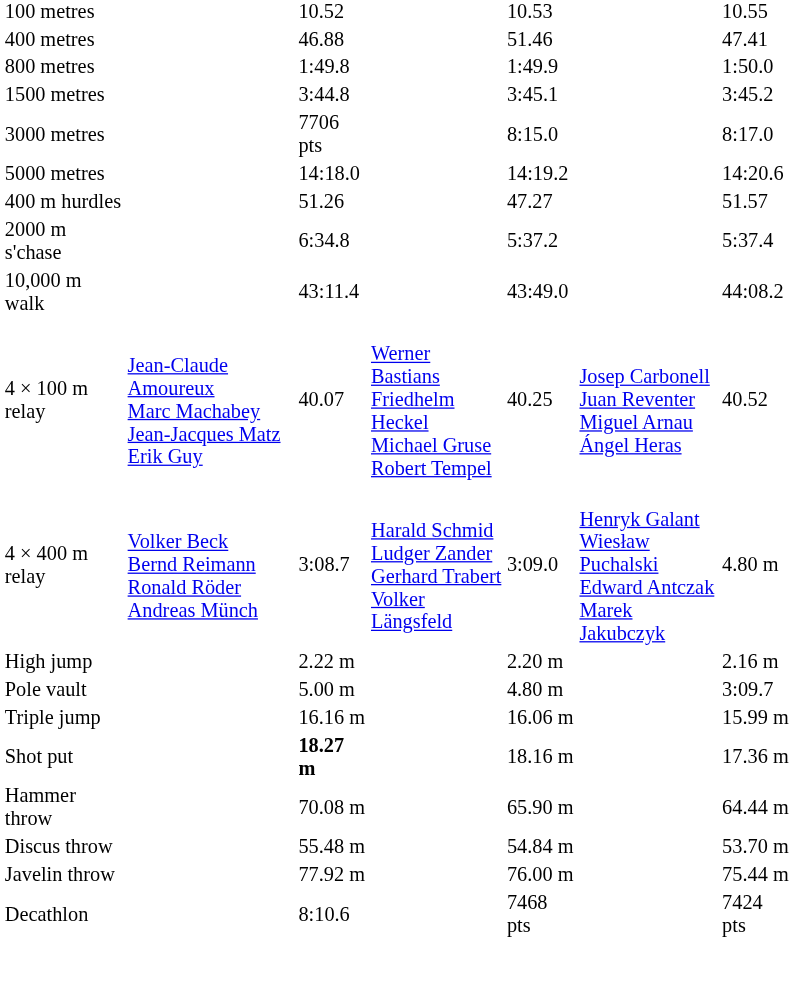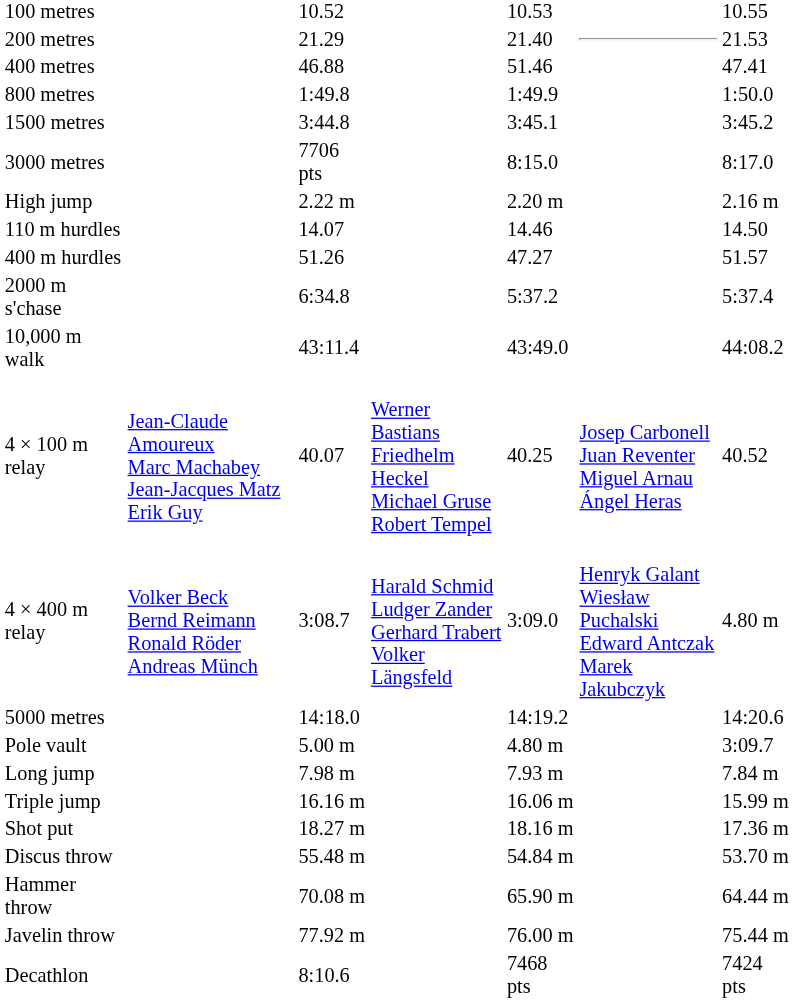+ row: (50, 39)
rows swapped: (55, 173) <-> (49, 661)
+ row: (63, 229)
+ row: (50, 773)
(321, 756) bold -> (332, 828) normal
rows swapped: (59, 846) <-> (40, 807)
